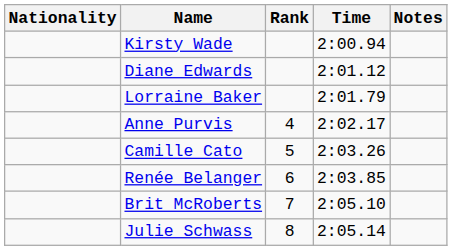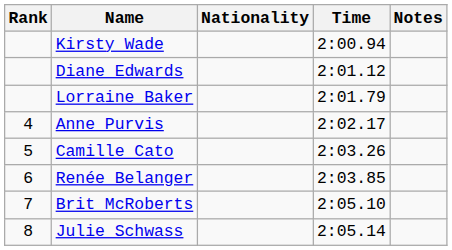columns swapped: (290, 18) <-> (63, 18)
